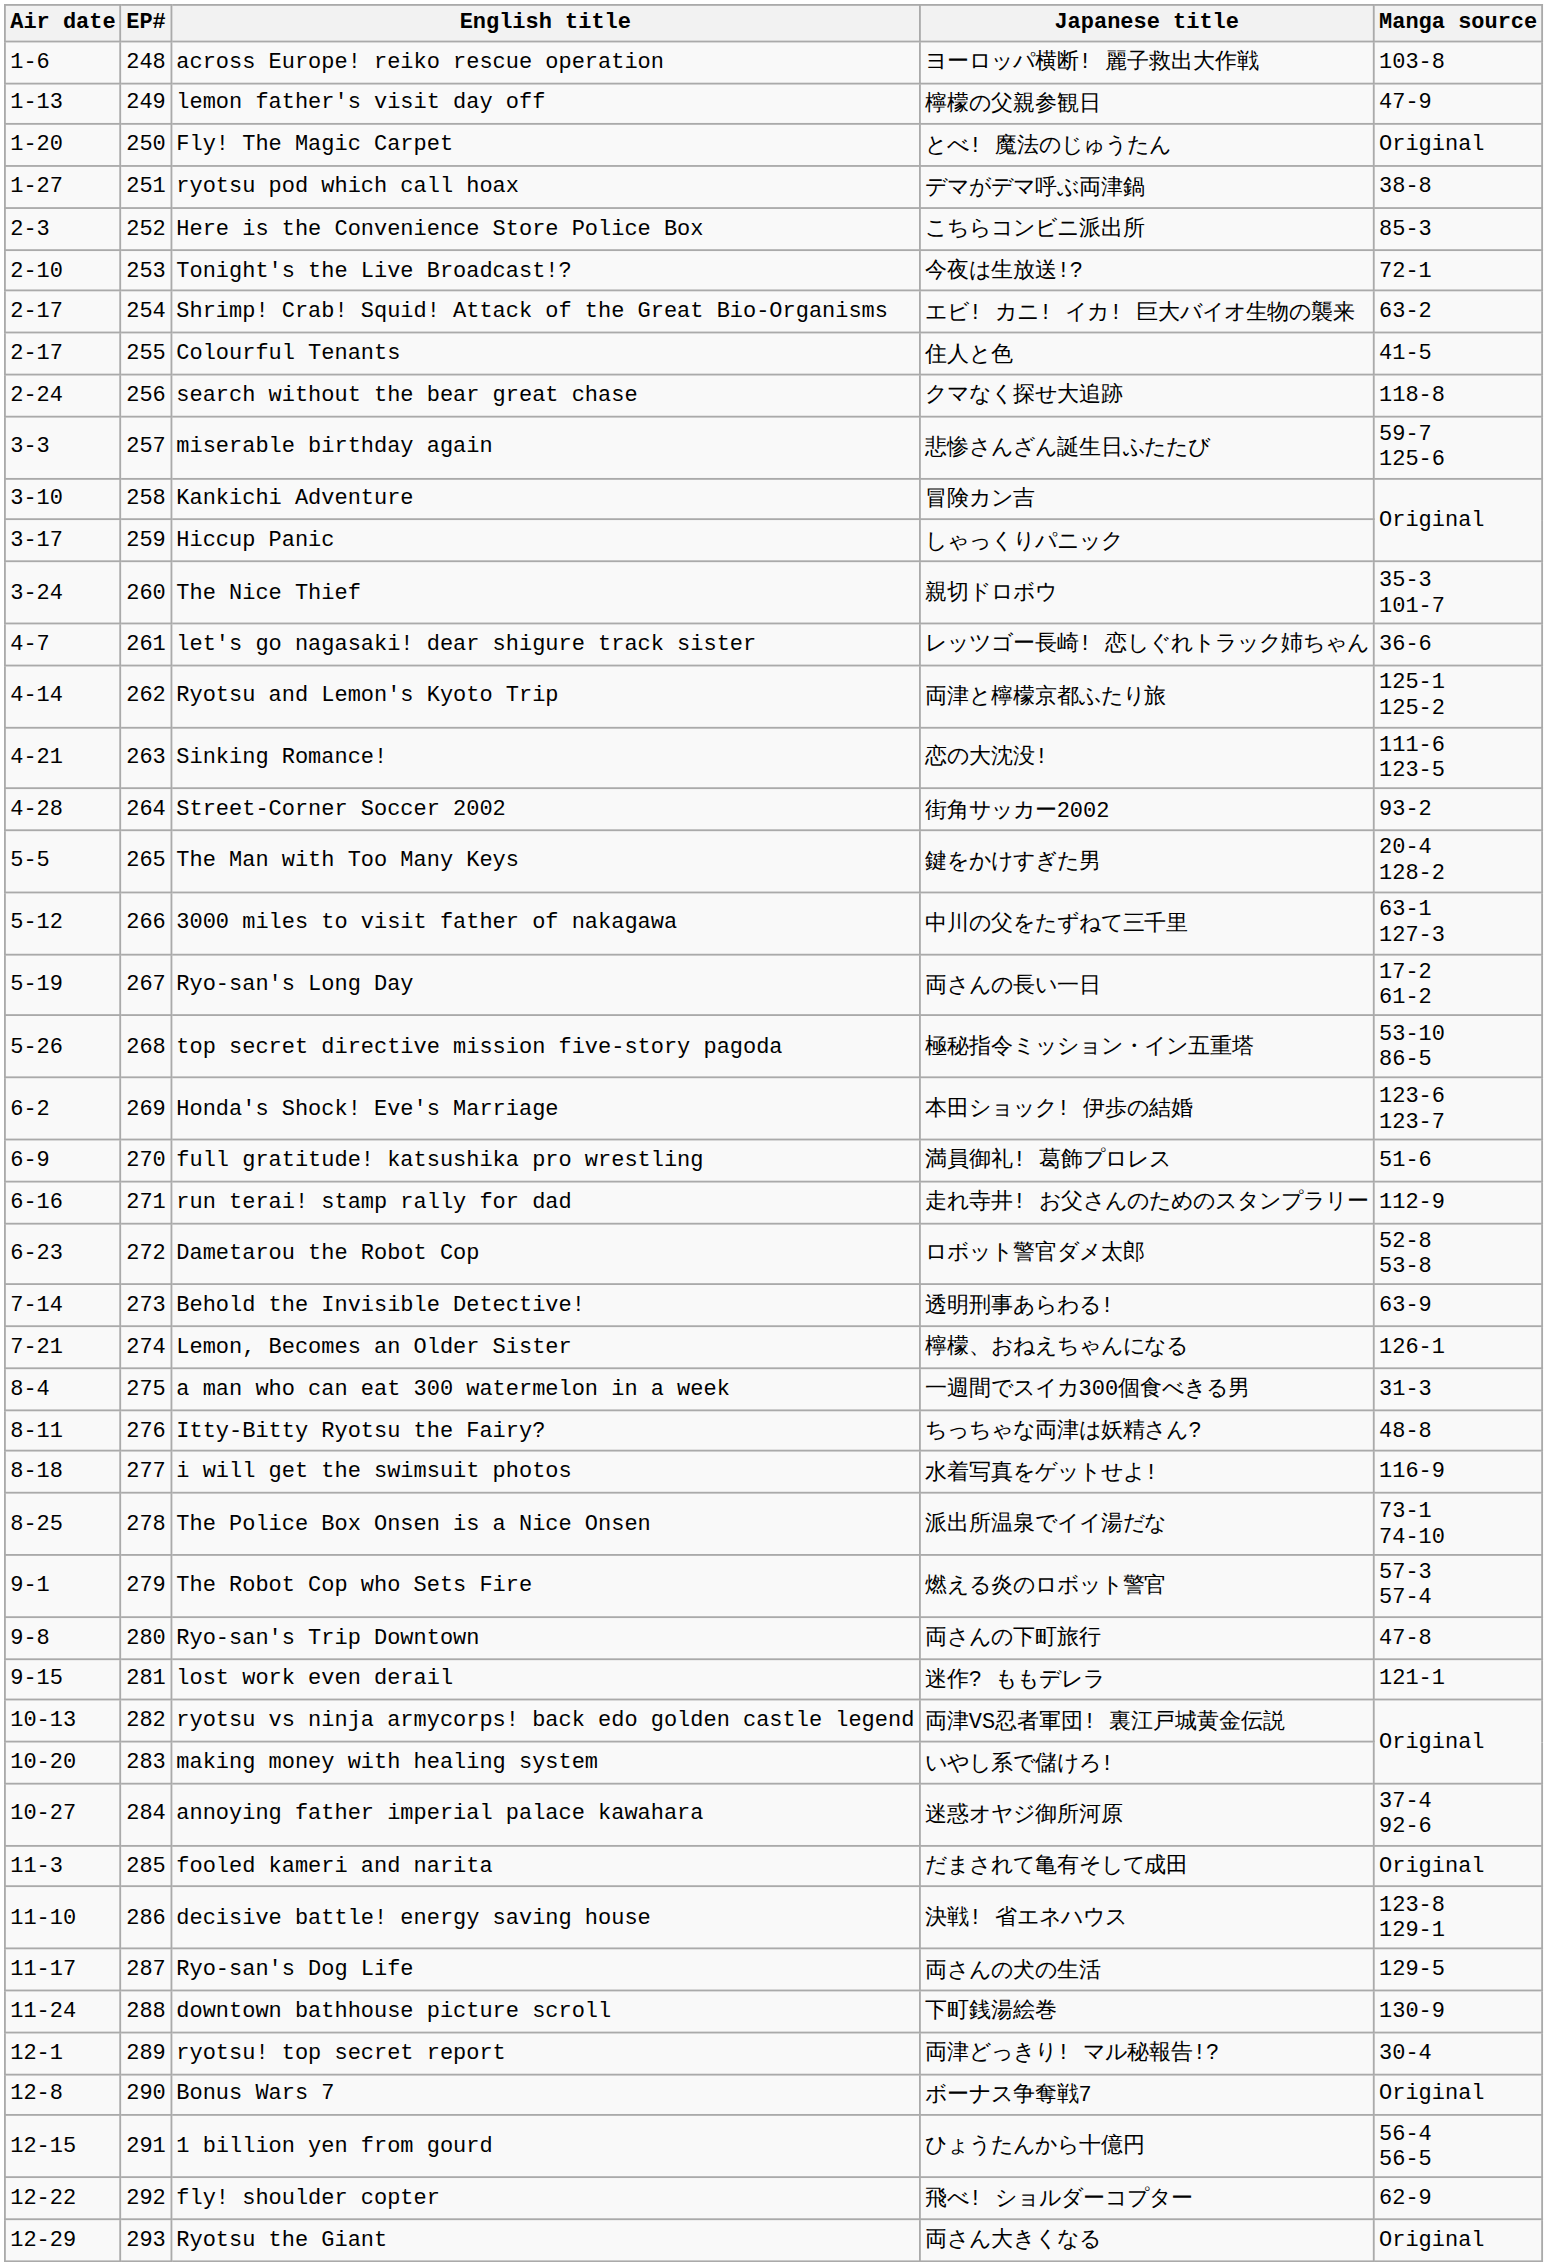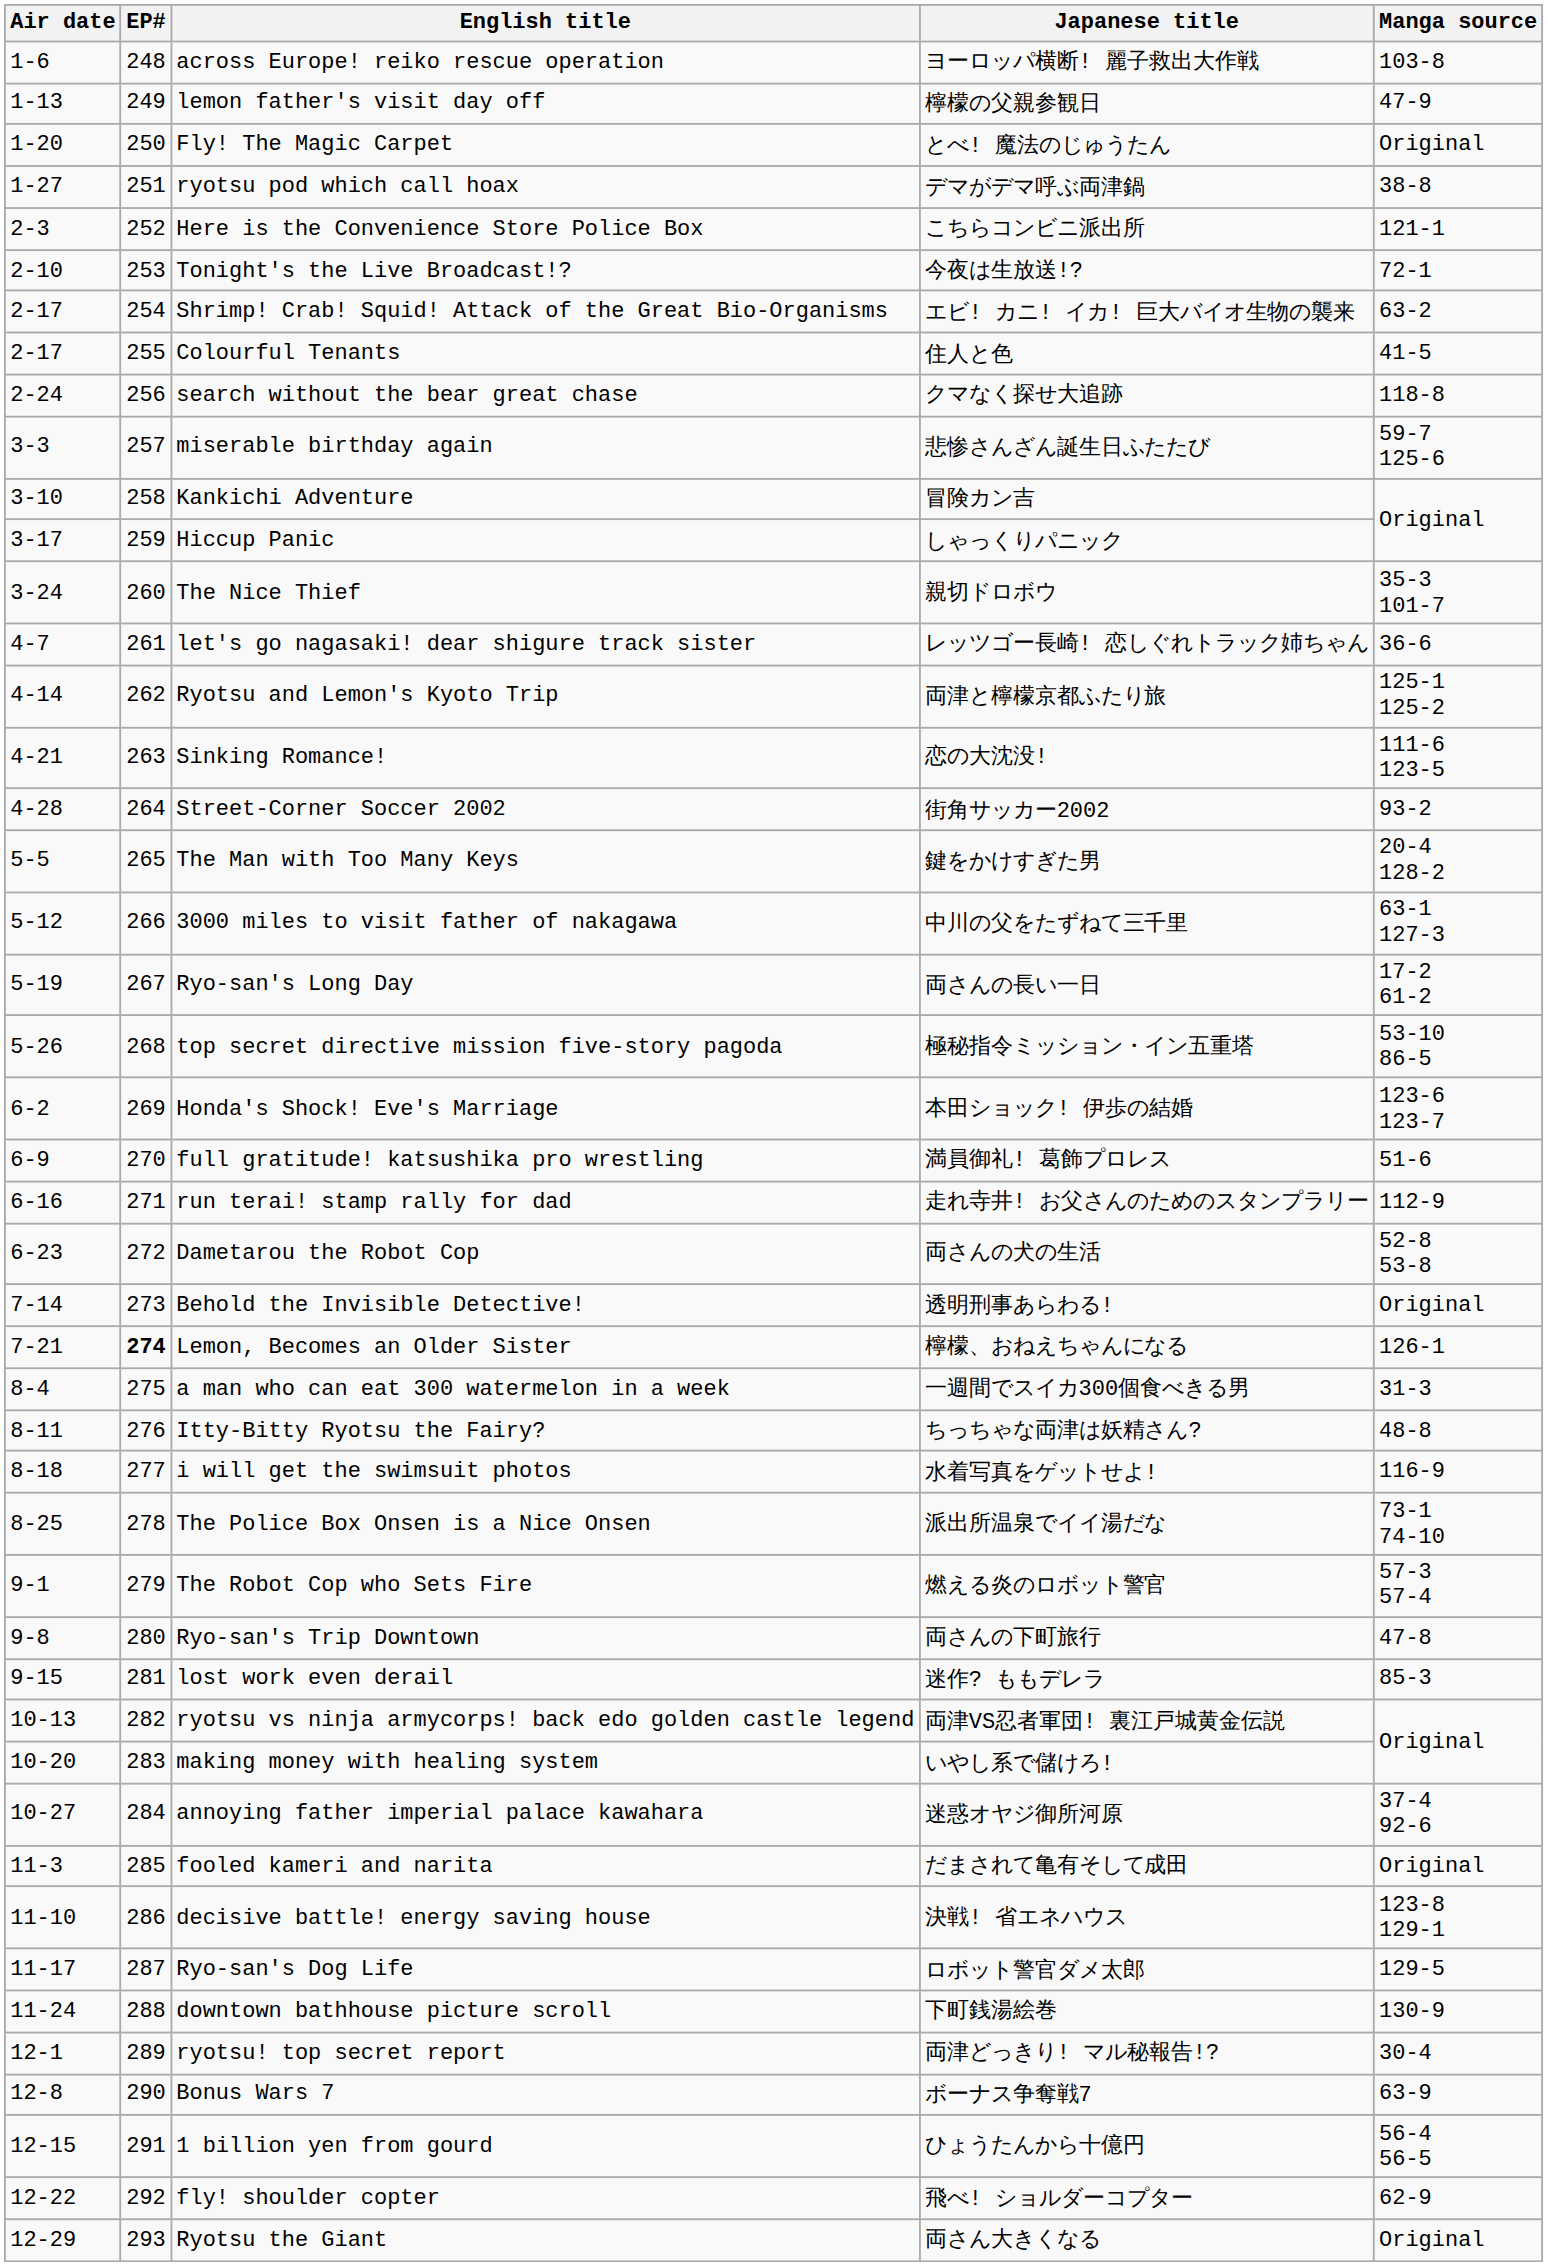(1405, 229) 85-3 -> (1412, 229) 121-1
(1035, 1255) ロボット警官ダメ太郎 -> (1013, 1255) 両さんの犬の生活
(1405, 1306) 63-9 -> (1432, 1306) Original
(146, 1347) normal -> (146, 1347) bold
(1412, 1679) 121-1 -> (1405, 1679) 85-3
(1013, 1971) 両さんの犬の生活 -> (1035, 1971) ロボット警官ダメ太郎
(1432, 2095) Original -> (1405, 2095) 63-9
